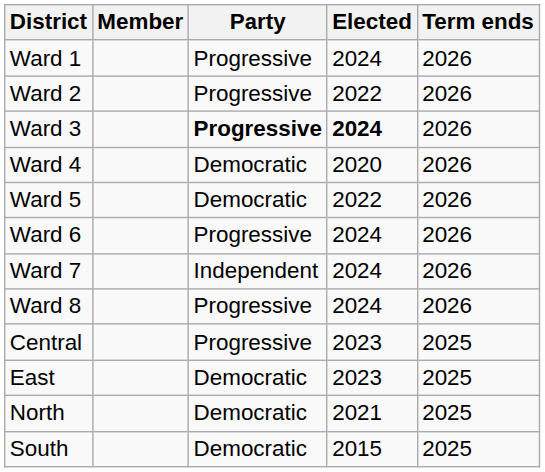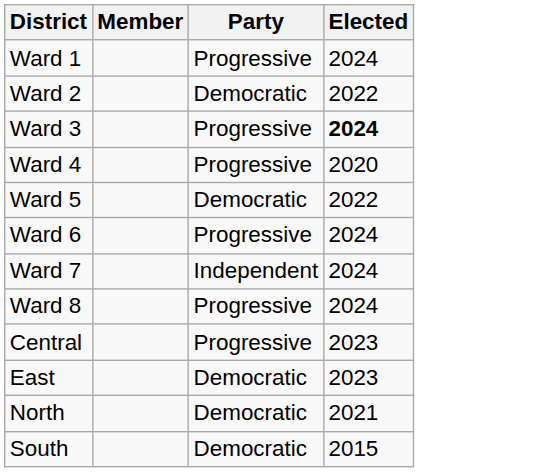- column: (478, 22)
(253, 93) Progressive -> (250, 93) Democratic
(258, 128) bold -> (253, 128) normal
(250, 164) Democratic -> (253, 164) Progressive
